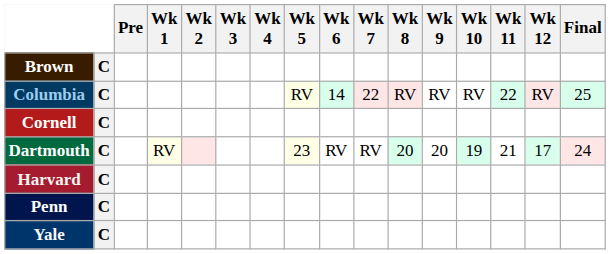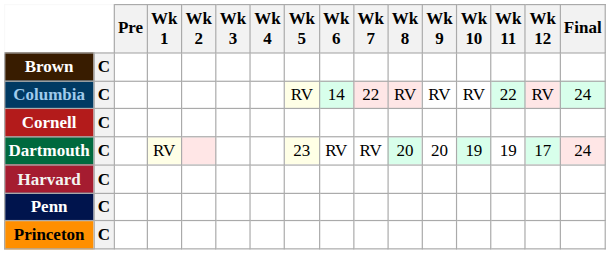(583, 95) 25 -> (583, 95) 24
(508, 151) 21 -> (508, 151) 19
+ row: (49, 235)
- row: (49, 235)
